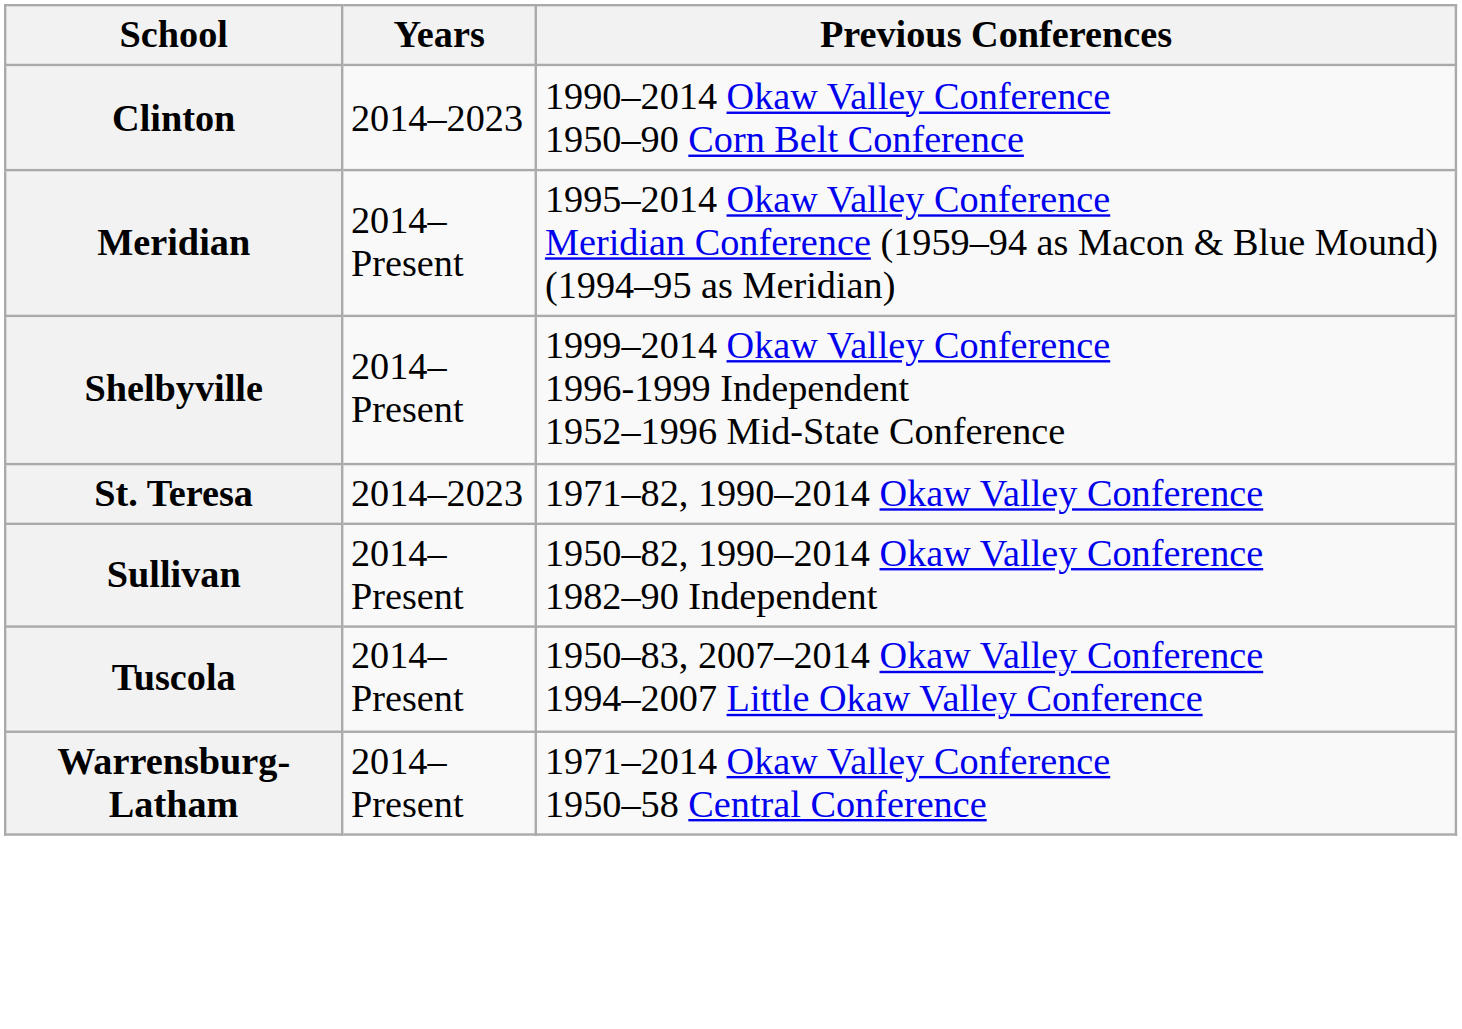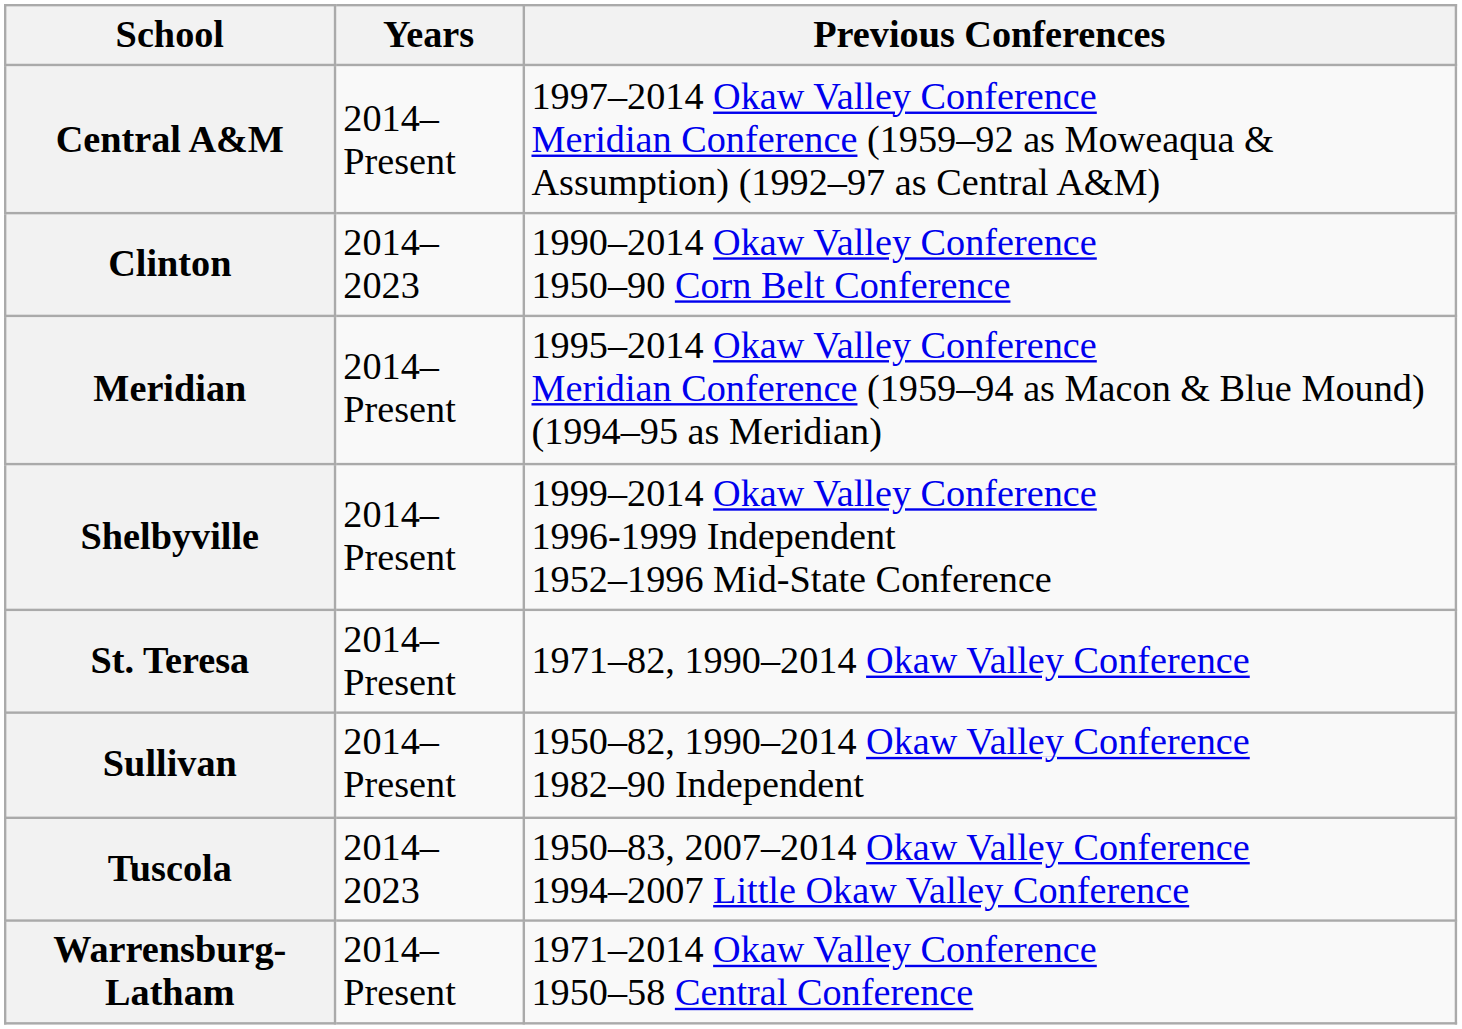+ row: (170, 138)
(437, 492) 2014–2023 -> (400, 660) 2014–Present
(407, 678) 2014–Present -> (391, 868) 2014–2023
